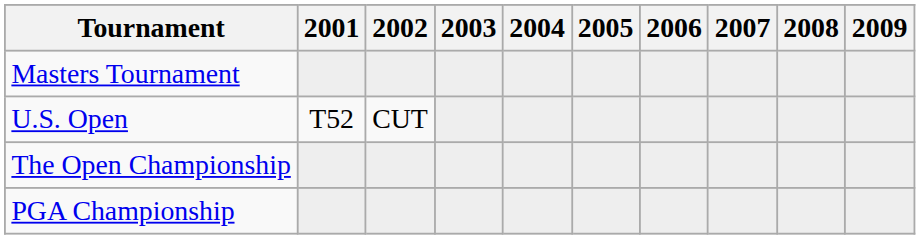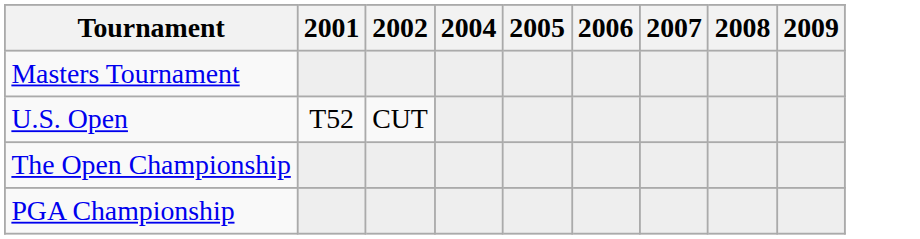- column: (469, 27)
